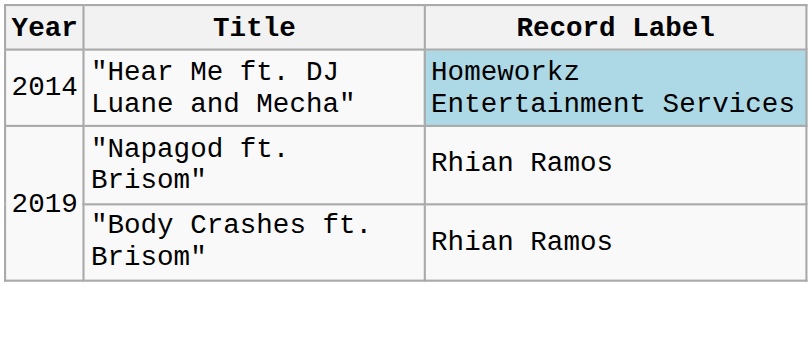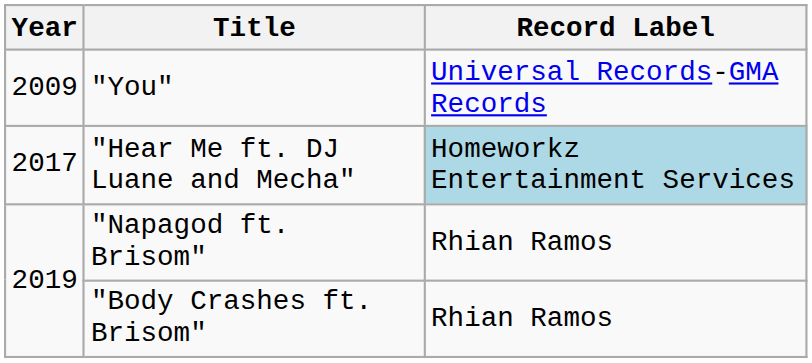+ row: (132, 88)
(45, 88) 2014 -> (45, 165) 2017
